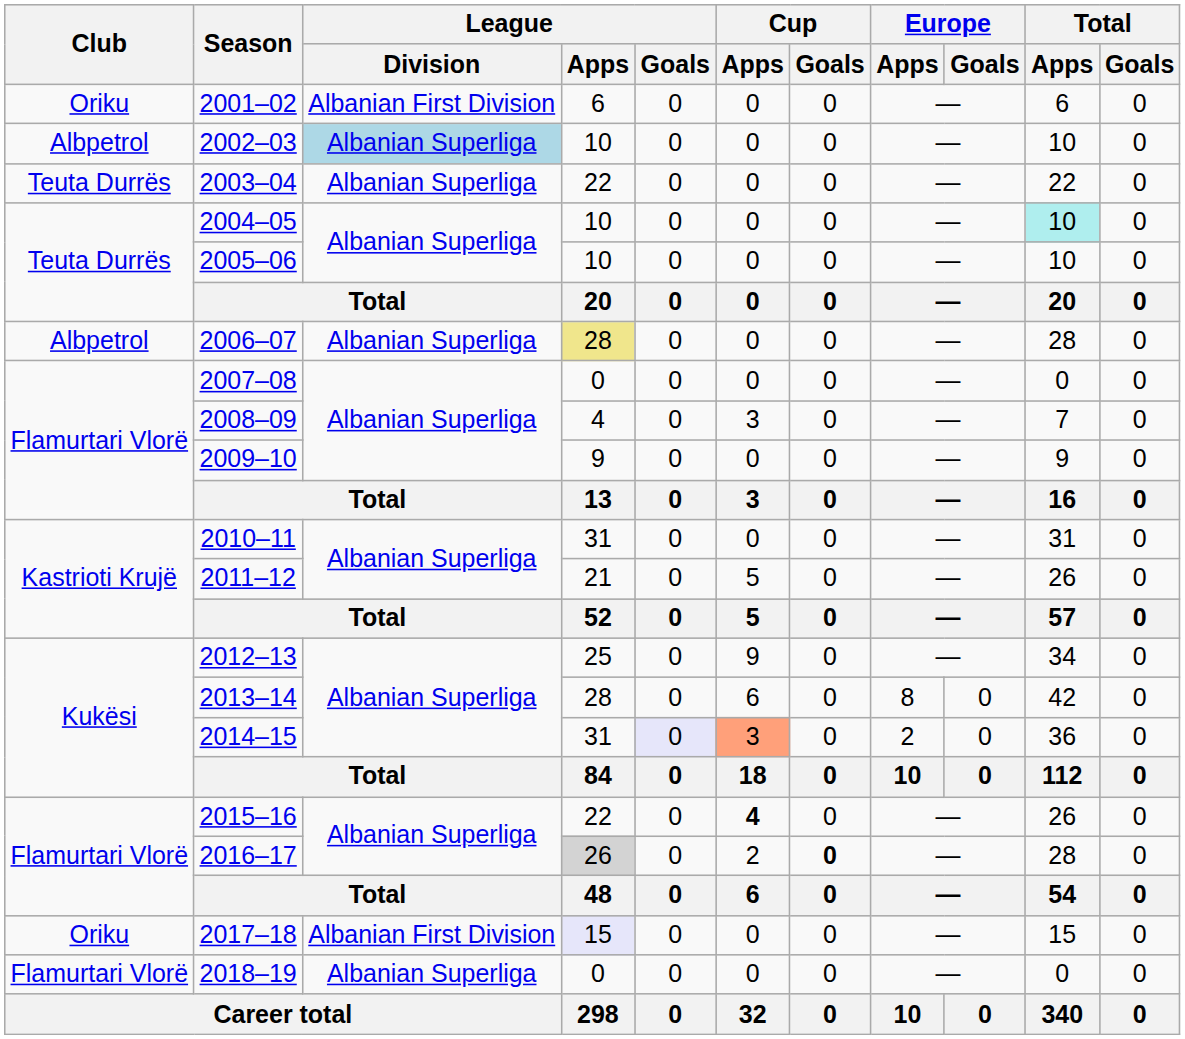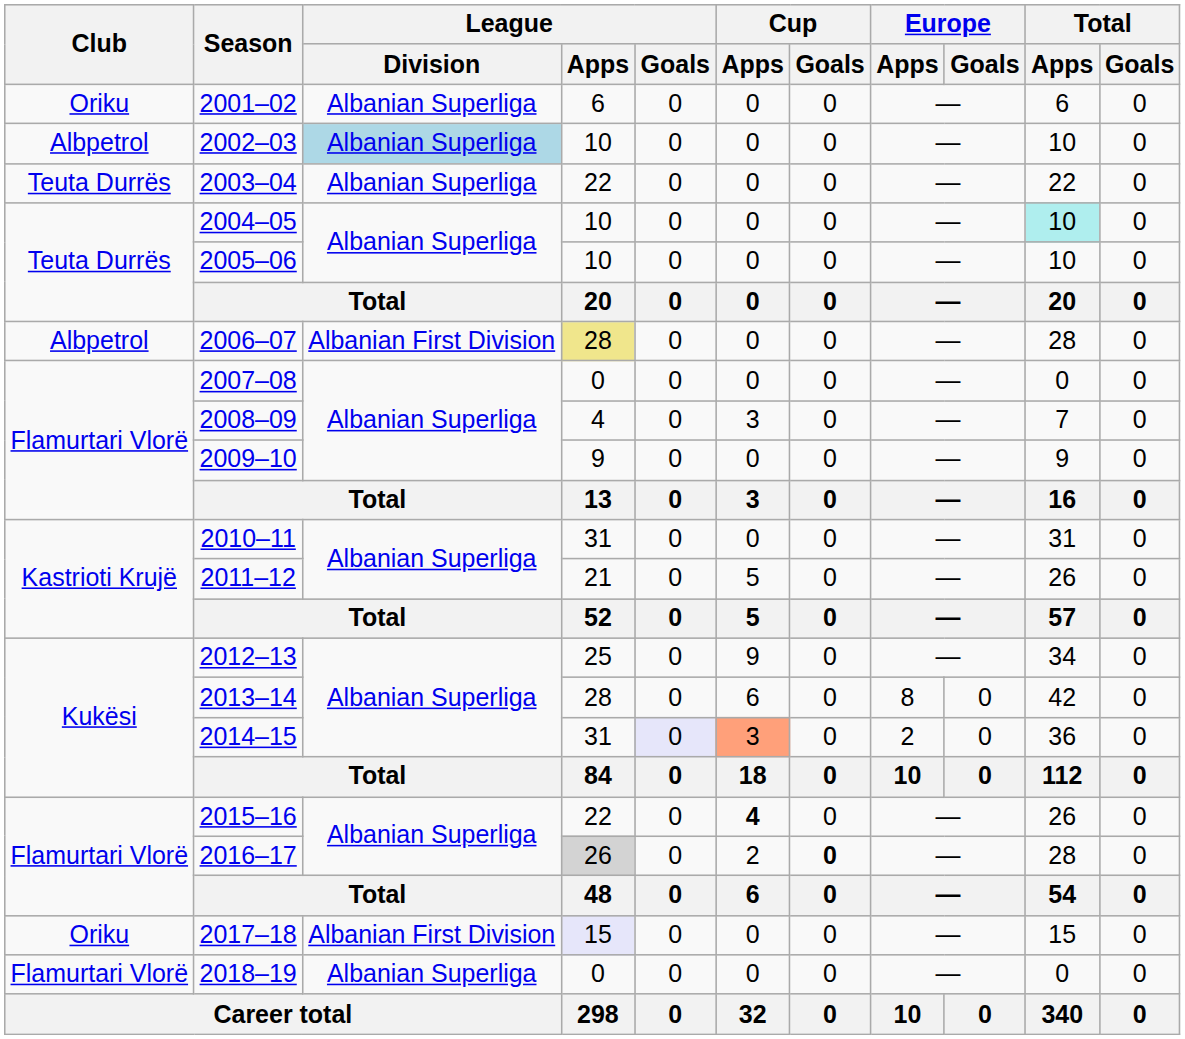(432, 103) Albanian First Division -> (432, 103) Albanian Superliga
(432, 340) Albanian Superliga -> (432, 340) Albanian First Division
